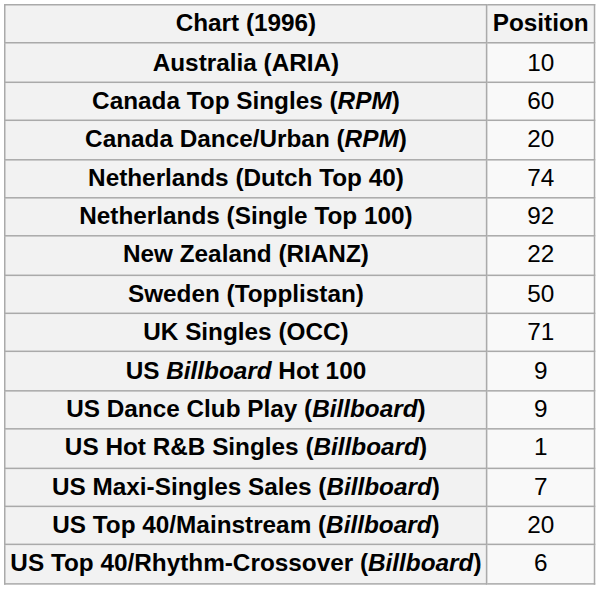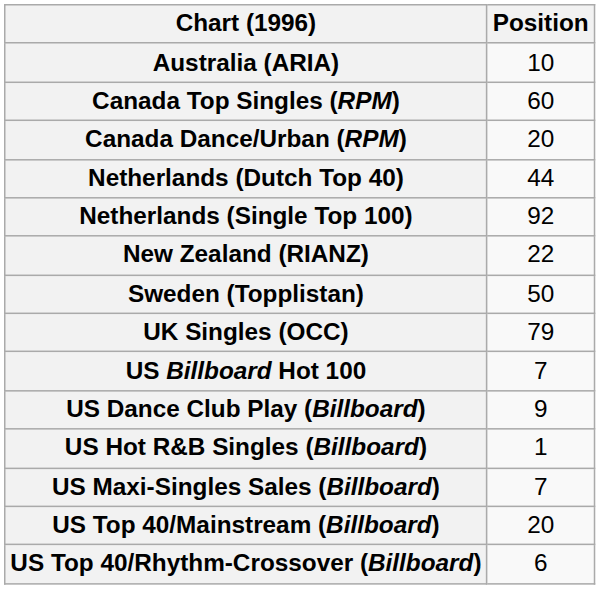(541, 178) 74 -> (541, 178) 44
(541, 332) 71 -> (541, 332) 79
(541, 370) 9 -> (541, 370) 7
